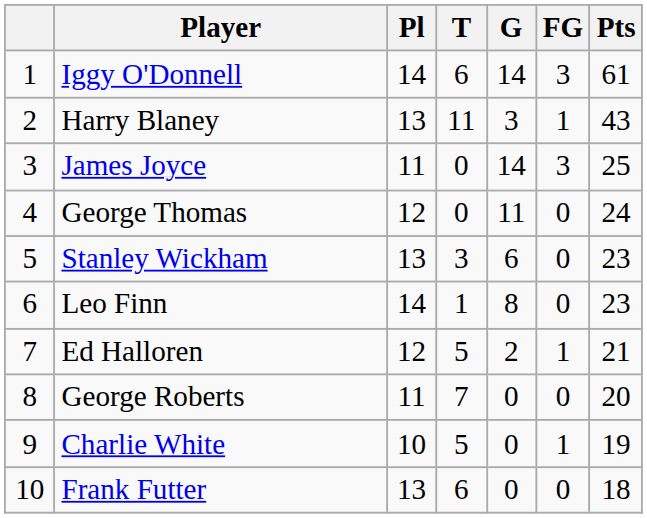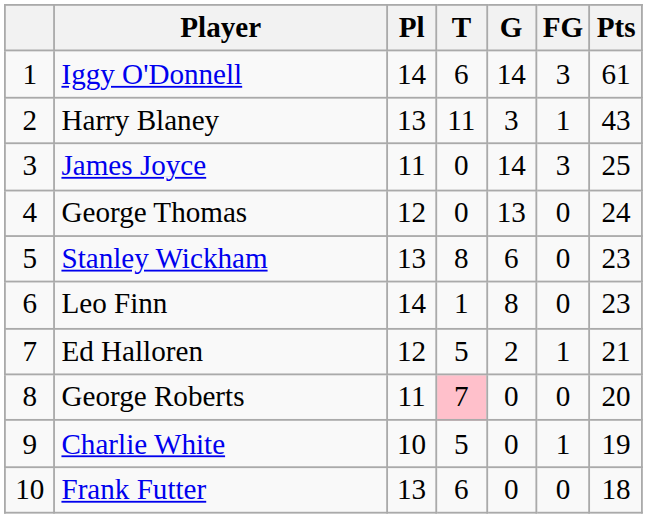(511, 212) 11 -> (511, 212) 13
(461, 258) 3 -> (461, 258) 8
(461, 397) no background -> (461, 397) pink background
